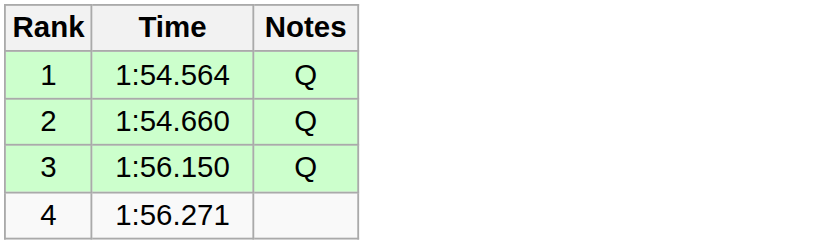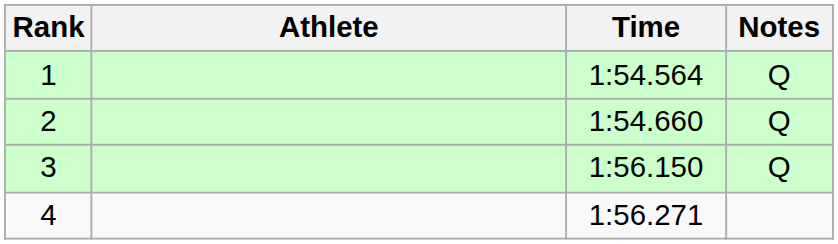+ column: (329, 27)
